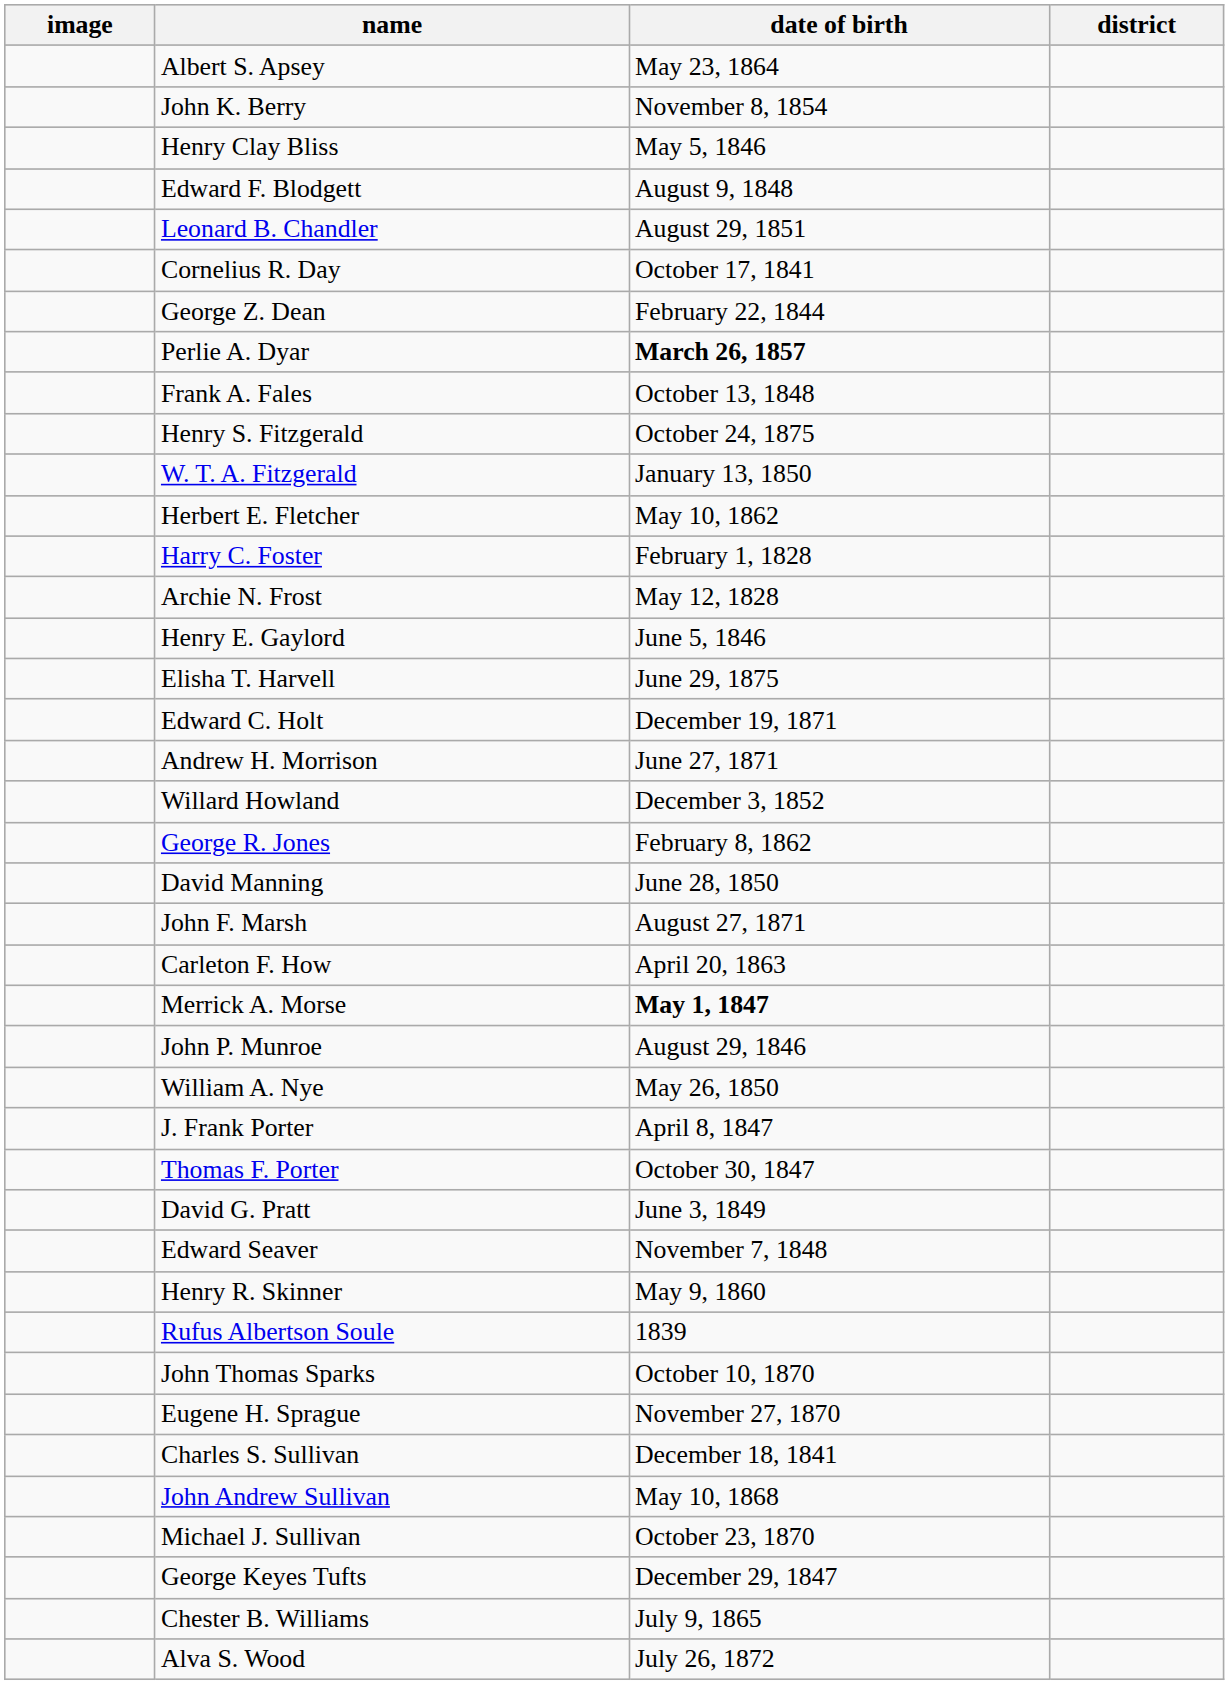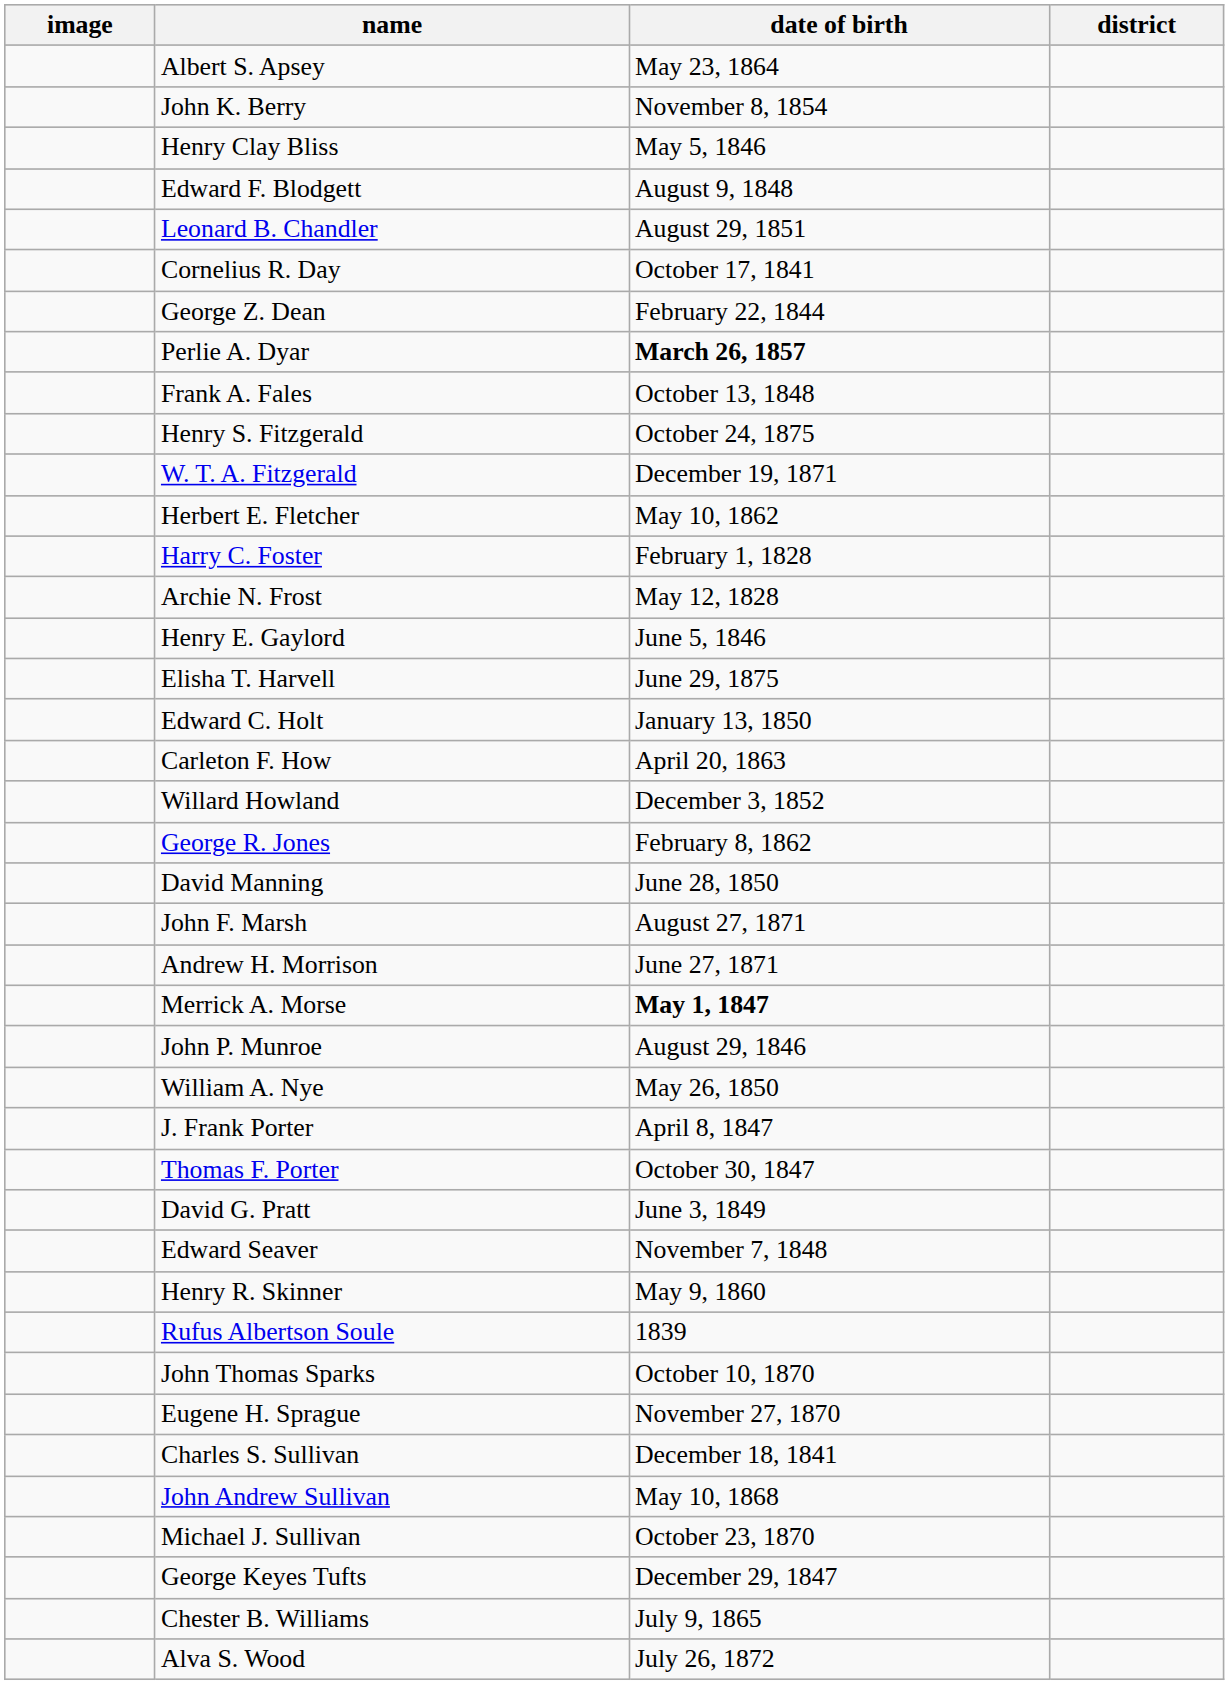(723, 474) January 13, 1850 -> (736, 474) December 19, 1871
(736, 719) December 19, 1871 -> (723, 719) January 13, 1850
rows swapped: (246, 964) <-> (269, 760)
